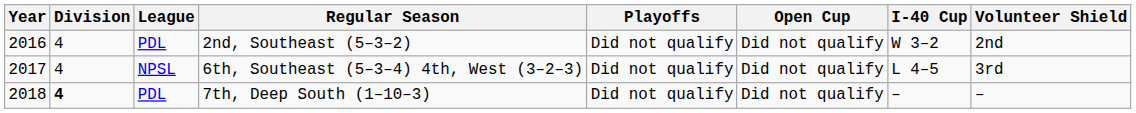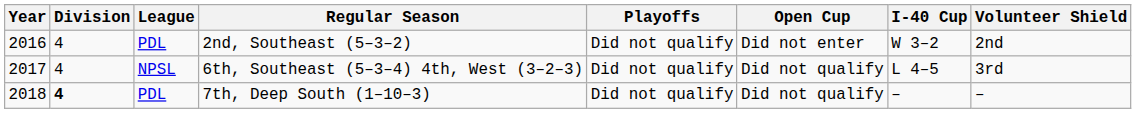(812, 43) Did not qualify -> (803, 43) Did not enter
